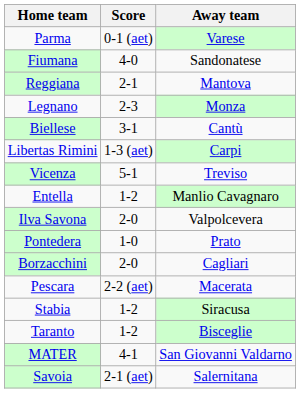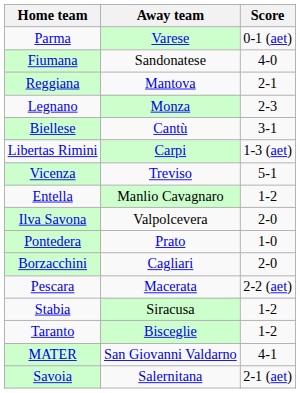columns swapped: (128, 15) <-> (226, 15)
